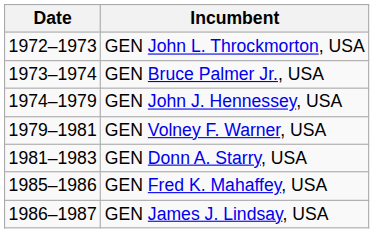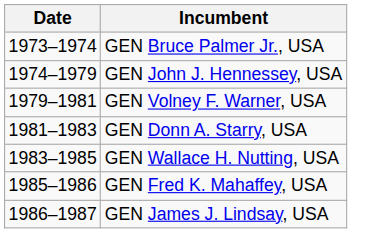- row: (235, 46)
+ row: (222, 158)
